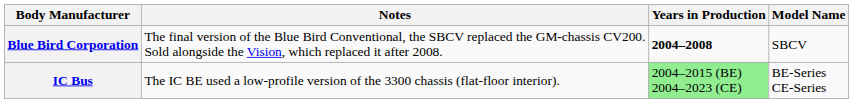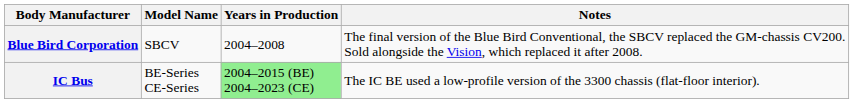columns swapped: (809, 15) <-> (395, 15)
(682, 44) bold -> (254, 44) normal
